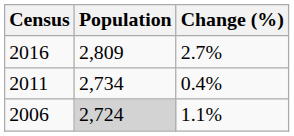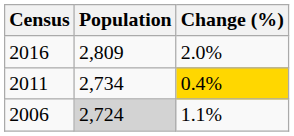(201, 51) 2.7% -> (201, 51) 2.0%
(201, 83) no background -> (201, 83) gold background
